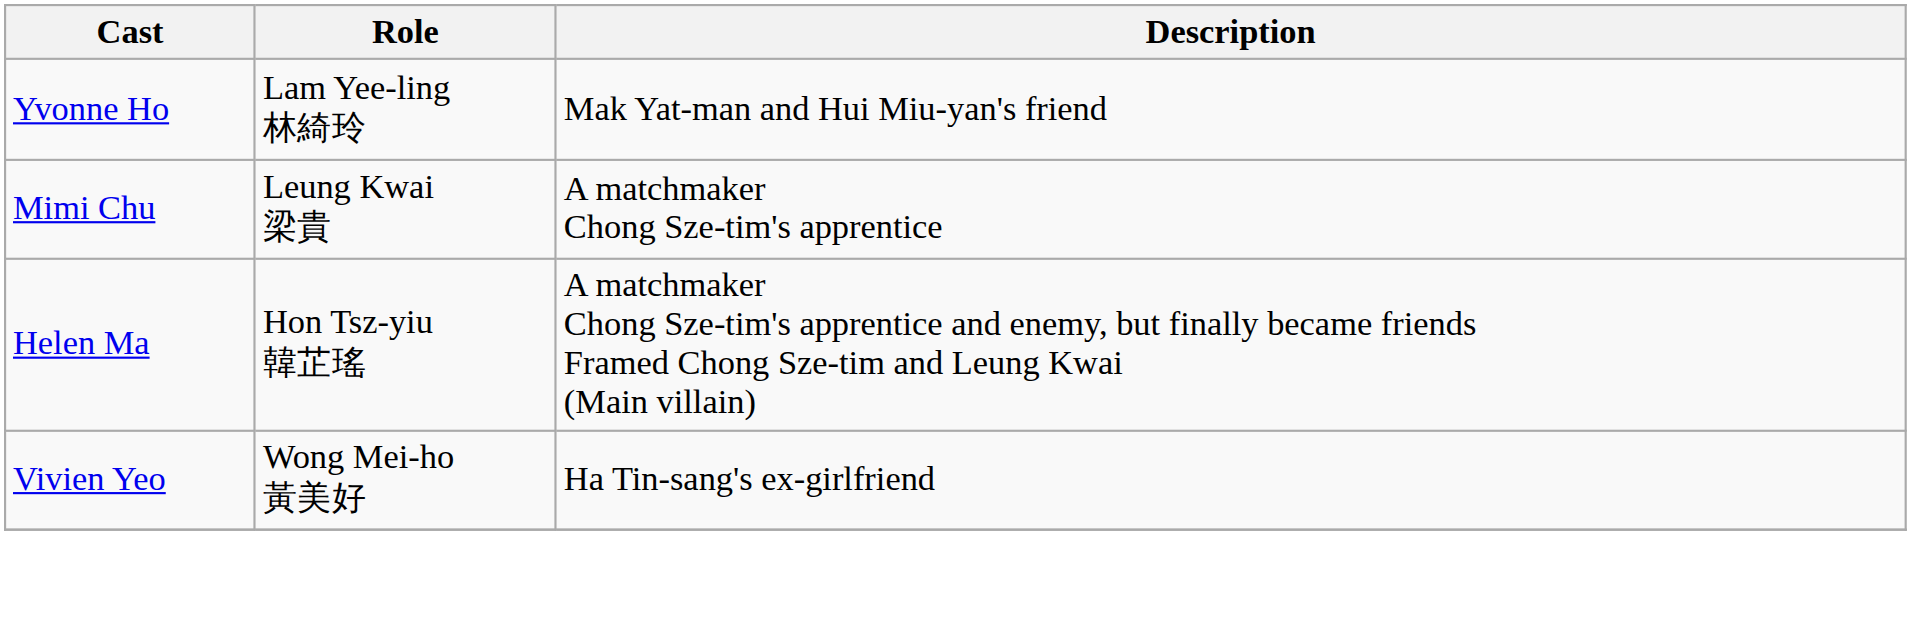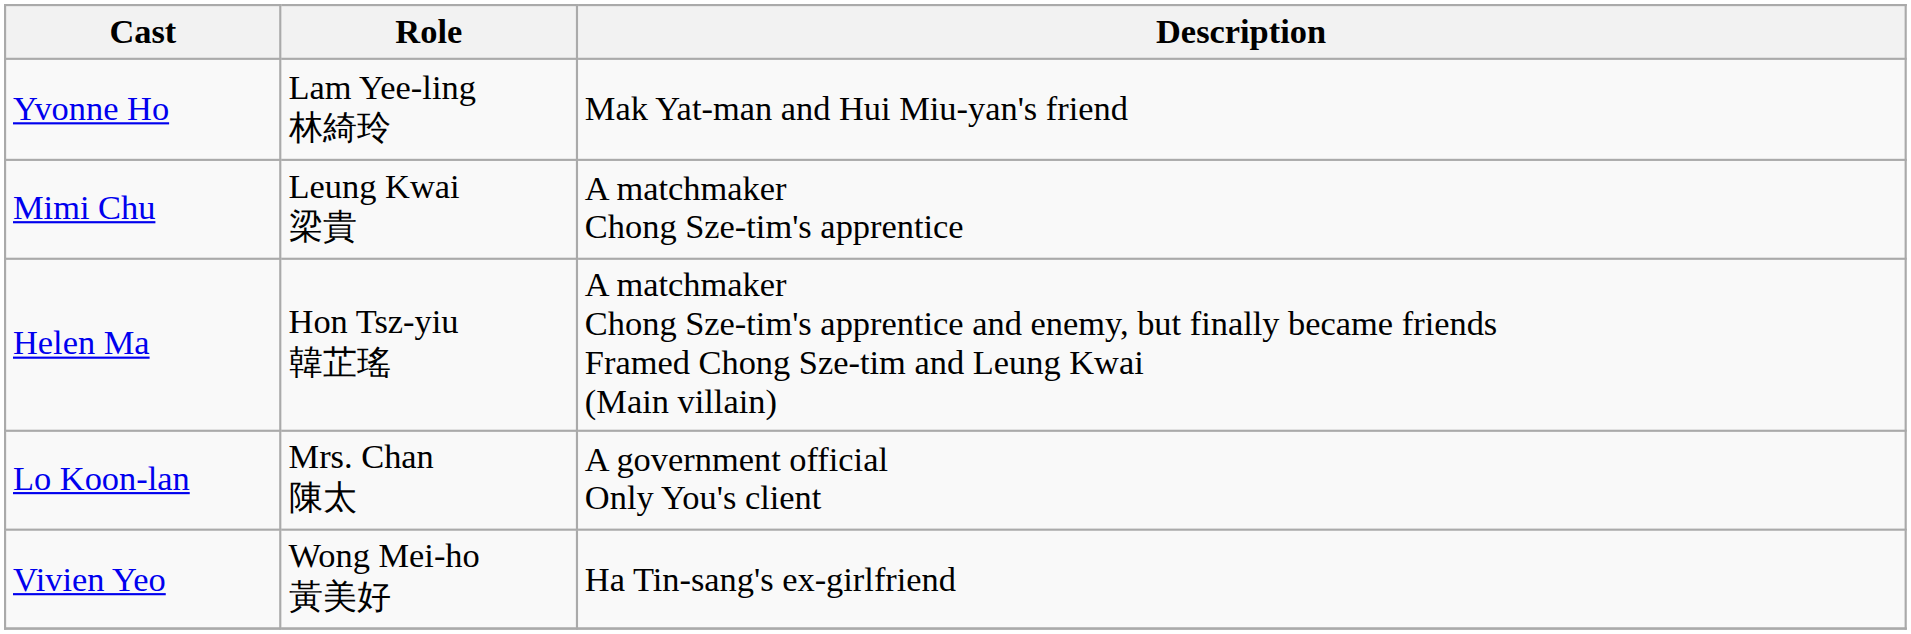+ row: (101, 478)
